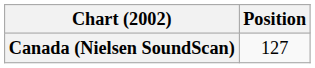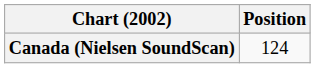(275, 47) 127 -> (275, 47) 124
